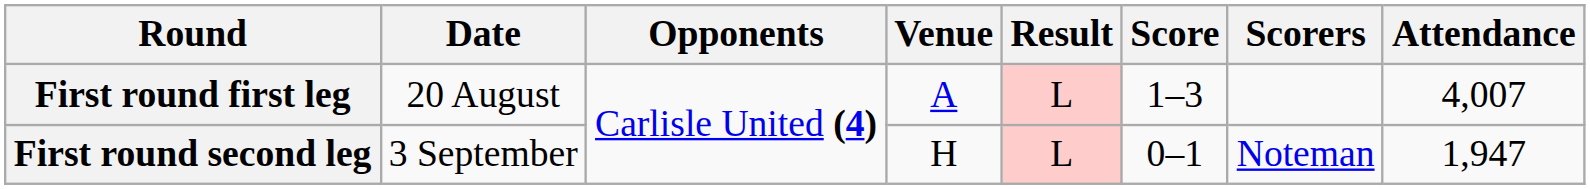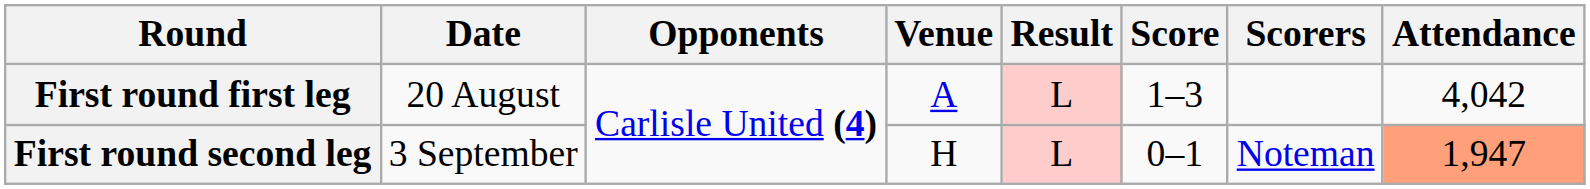(1484, 93) 4,007 -> (1484, 93) 4,042
(1484, 153) no background -> (1484, 153) lightsalmon background
